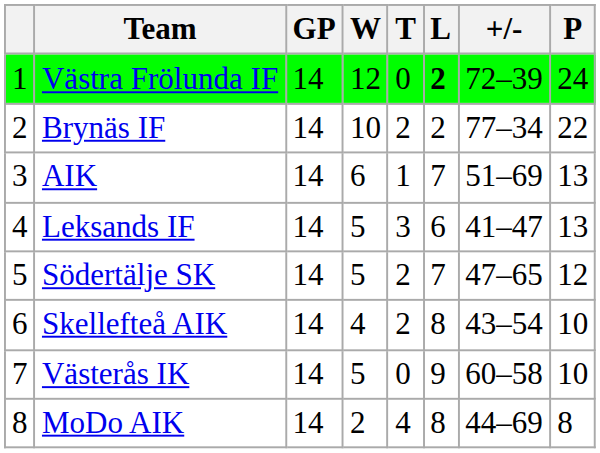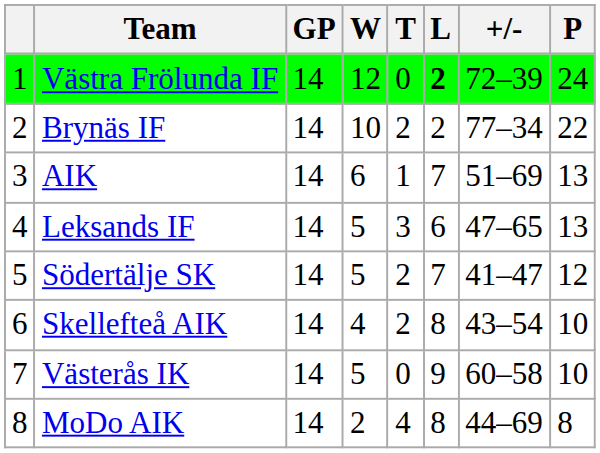(504, 226) 41–47 -> (504, 226) 47–65
(504, 275) 47–65 -> (504, 275) 41–47
